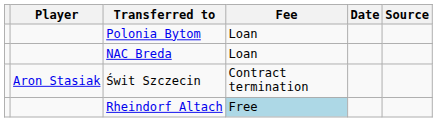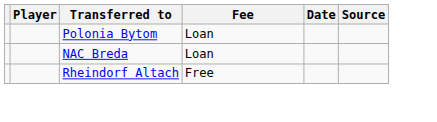- row: (154, 80)
(243, 107) lightblue background -> (199, 73) no background
